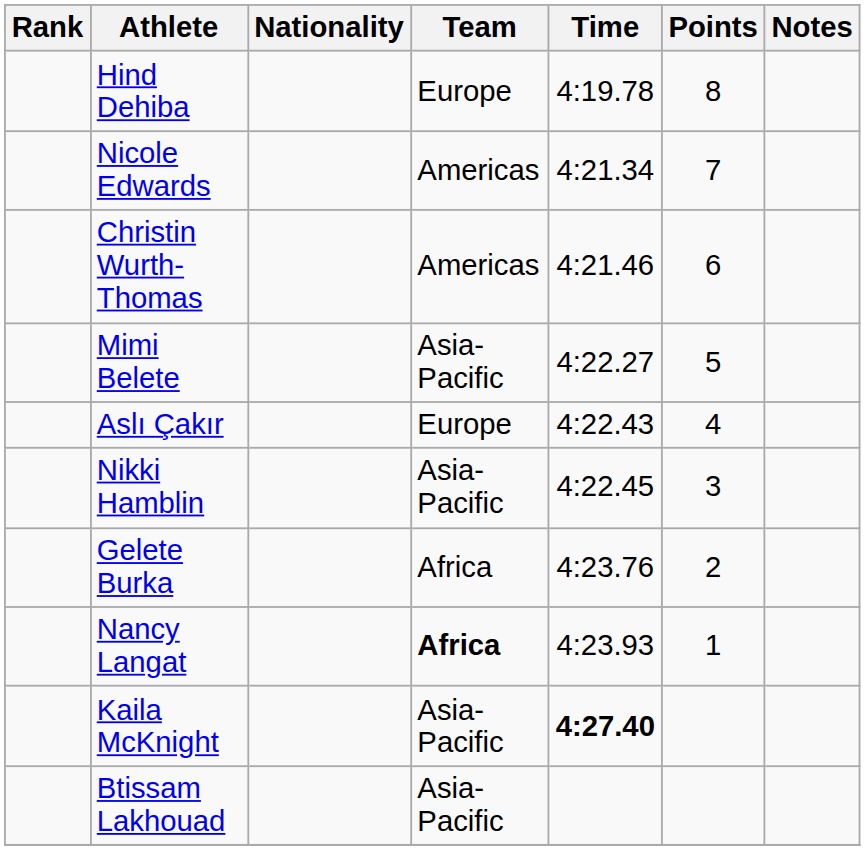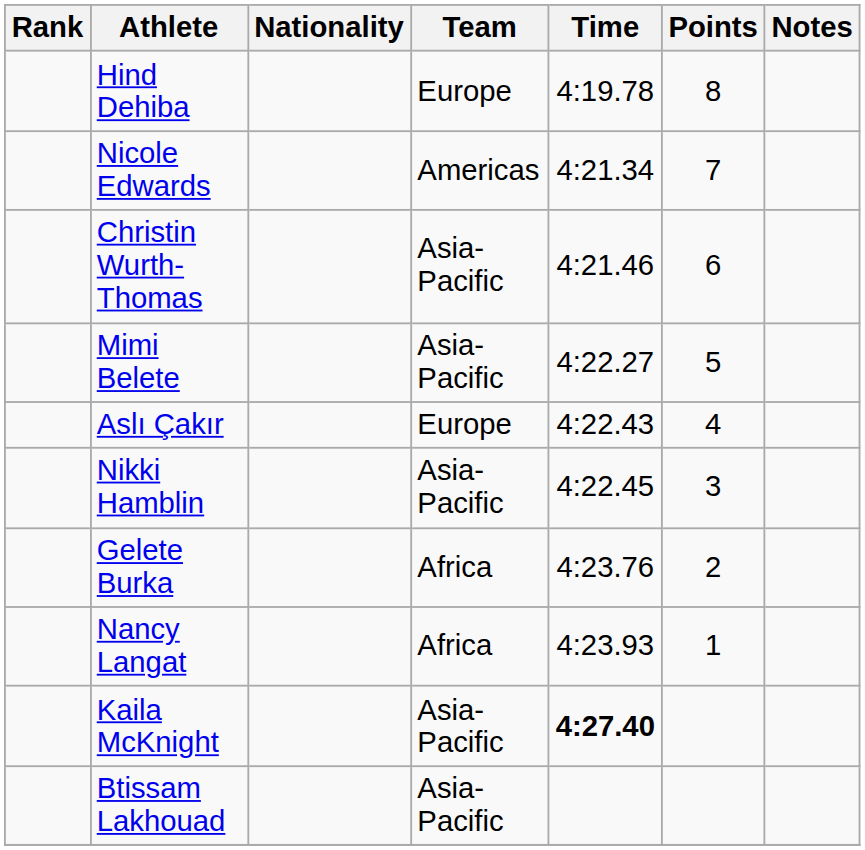(478, 265) Americas -> (460, 265) Asia-Pacific
(459, 646) bold -> (455, 646) normal
